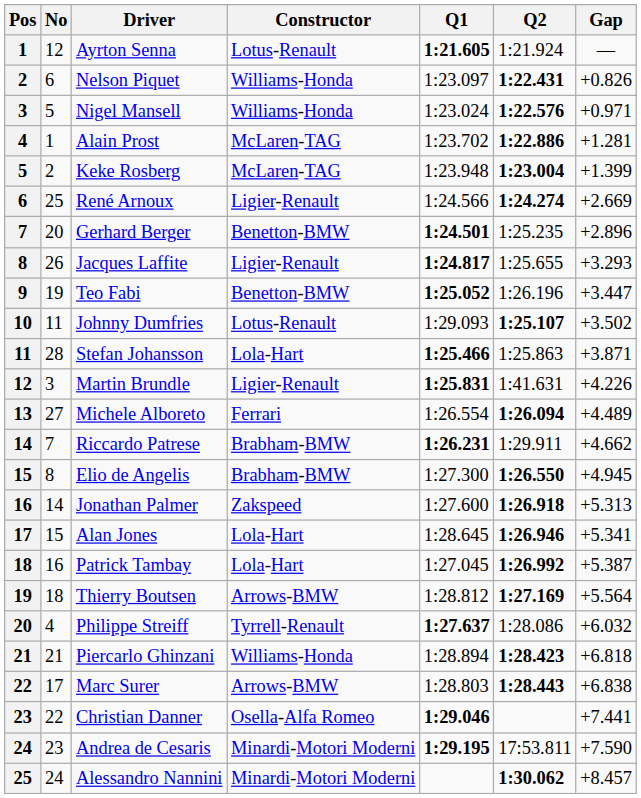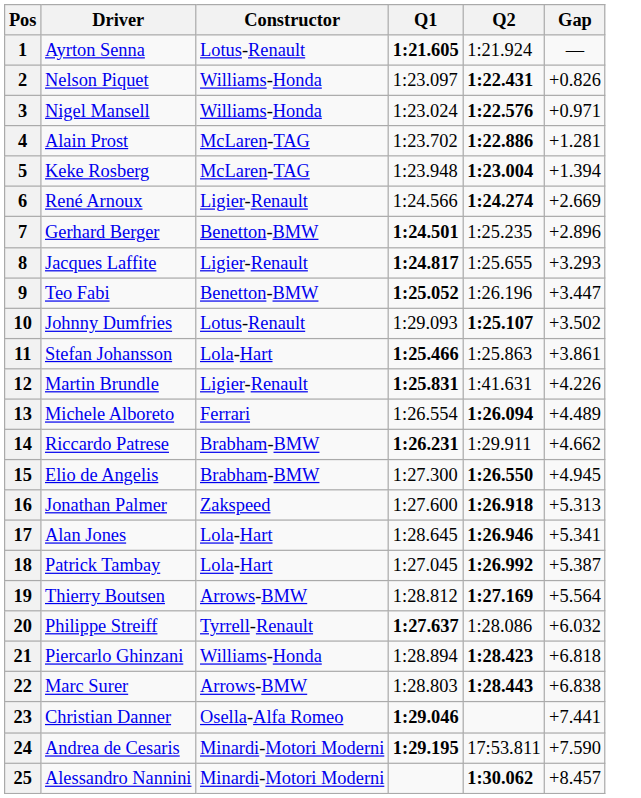- column: (56, 19)
(606, 171) +1.399 -> (575, 171) +1.394
(606, 353) +3.871 -> (575, 353) +3.861
